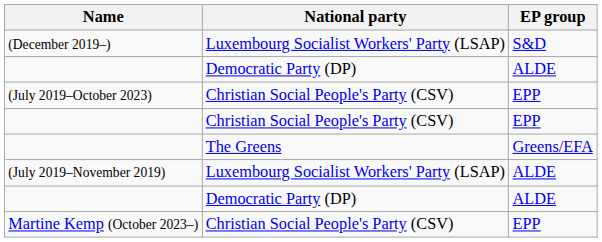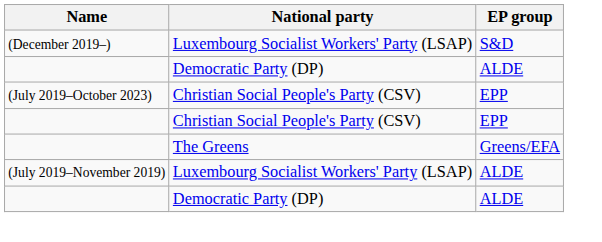- row: (103, 224)
